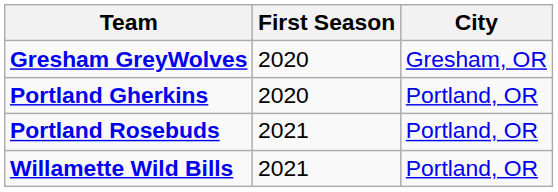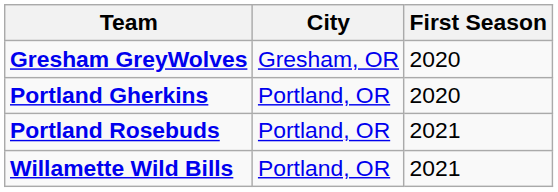columns swapped: (476, 22) <-> (327, 22)
